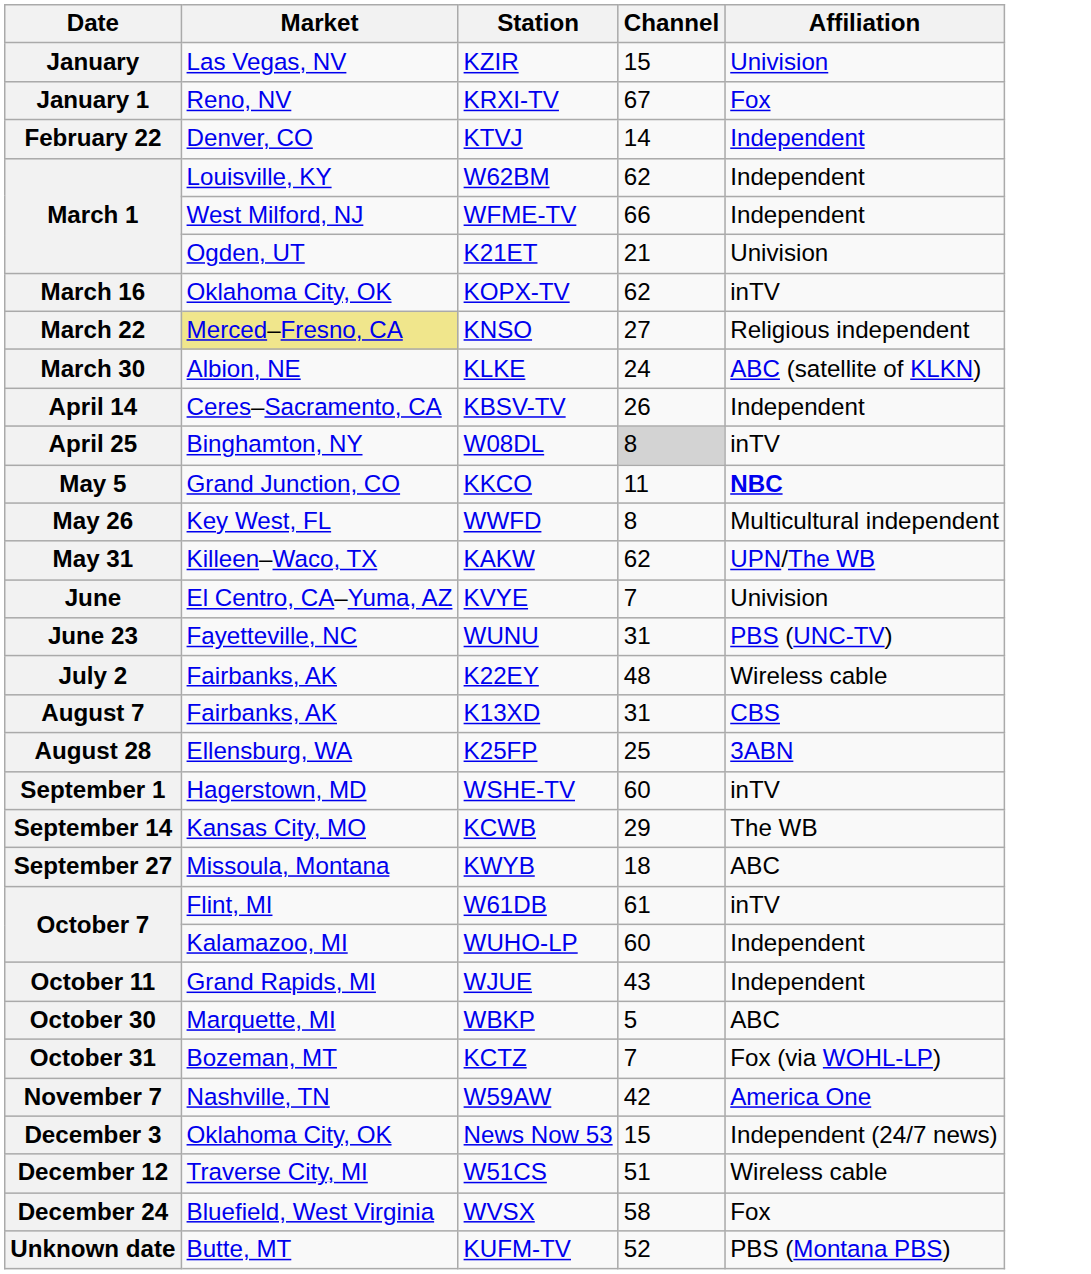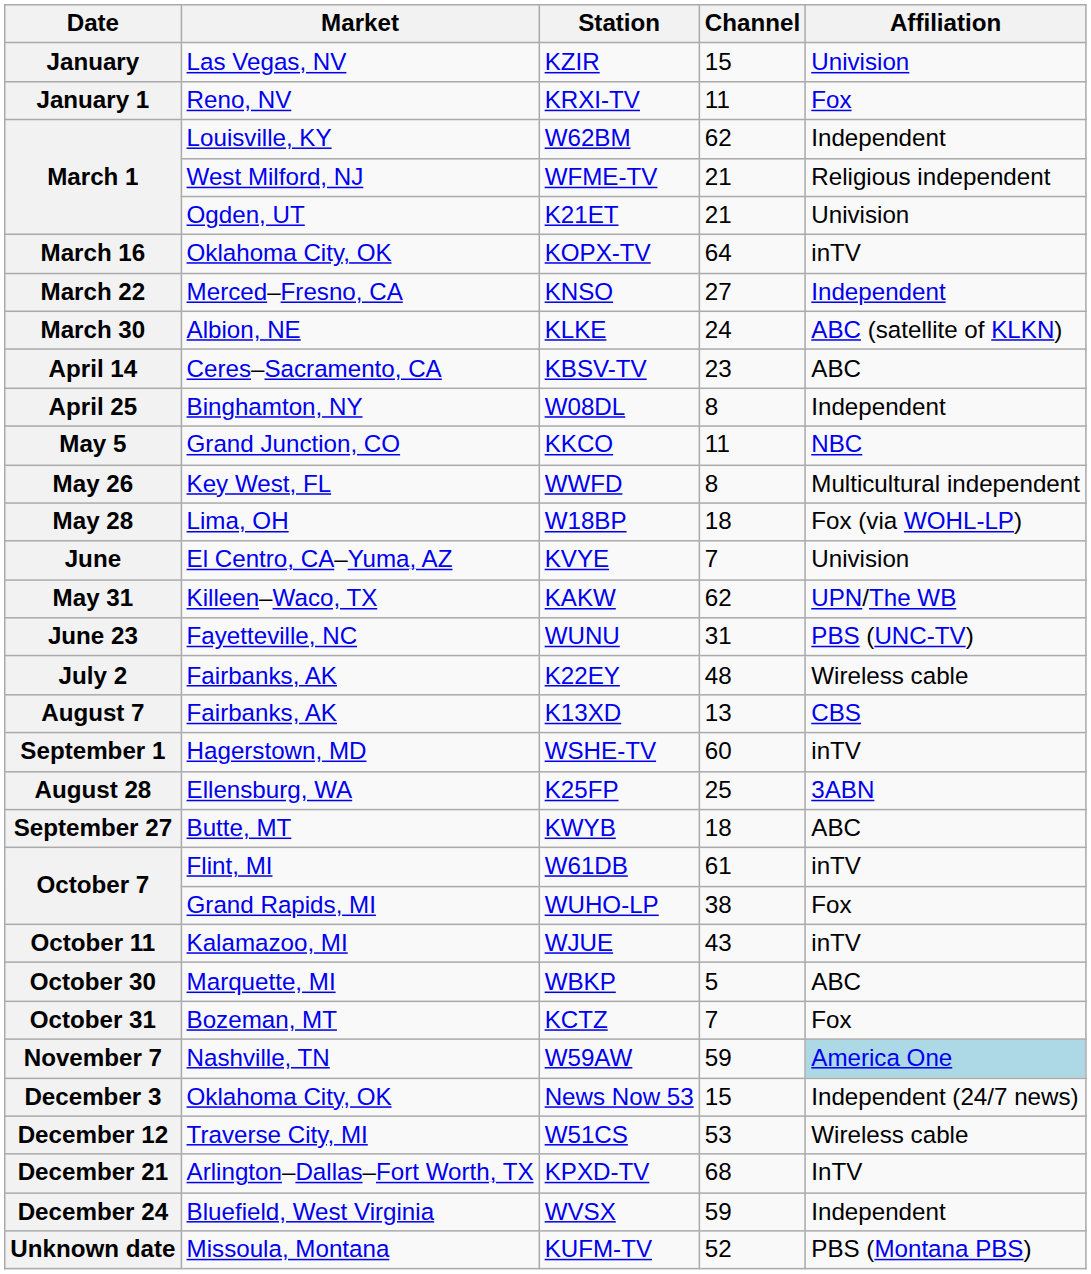(637, 100) 67 -> (717, 100) 11
- row: (93, 138)
(637, 215) 66 -> (718, 176) 21
(797, 215) Independent -> (931, 176) Religious independent
(637, 291) 62 -> (718, 253) 64
(295, 330) khaki background -> (295, 291) no background
(850, 330) Religious independent -> (878, 291) Independent
(637, 406) 26 -> (718, 368) 23
(797, 406) Independent -> (836, 368) ABC
(631, 445) lightgrey background -> (712, 406) no background
(755, 445) inTV -> (878, 406) Independent
(756, 483) bold -> (837, 445) normal
+ row: (93, 521)
rows swapped: (93, 560) <-> (93, 598)
(637, 713) 31 -> (718, 713) 13
rows swapped: (93, 751) <-> (93, 789)
- row: (93, 828)
(288, 866) Missoula, Montana -> (239, 828) Butte, MT
(267, 943) Kalamazoo, MI -> (281, 904) Grand Rapids, MI
(637, 943) 60 -> (718, 904) 38
(797, 943) Independent -> (831, 904) Fox
(281, 981) Grand Rapids, MI -> (267, 943) Kalamazoo, MI
(797, 981) Independent -> (836, 943) inTV
(836, 1058) Fox (via WOHL-LP) -> (831, 1019) Fox
(637, 1096) 42 -> (718, 1058) 59
(801, 1096) no background -> (882, 1058) lightblue background
(637, 1173) 51 -> (718, 1134) 53
+ row: (93, 1173)
(637, 1211) 58 -> (718, 1211) 59
(750, 1211) Fox -> (878, 1211) Independent
(239, 1249) Butte, MT -> (288, 1249) Missoula, Montana
